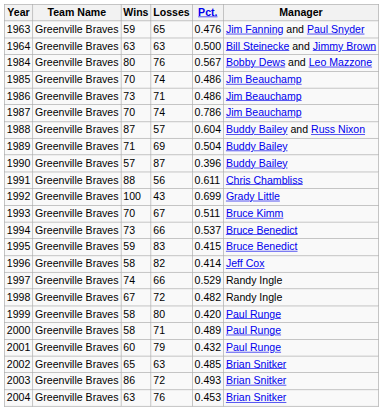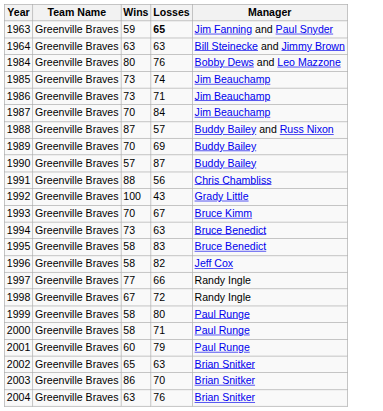- column: (208, 12)
(159, 29) normal -> (159, 29) bold
(129, 79) 70 -> (129, 79) 73
(159, 113) 74 -> (159, 113) 84
(129, 146) 71 -> (129, 146) 70
(159, 230) 66 -> (159, 230) 63
(129, 247) 59 -> (129, 247) 58
(129, 280) 74 -> (129, 280) 77
(159, 381) 72 -> (159, 381) 70
